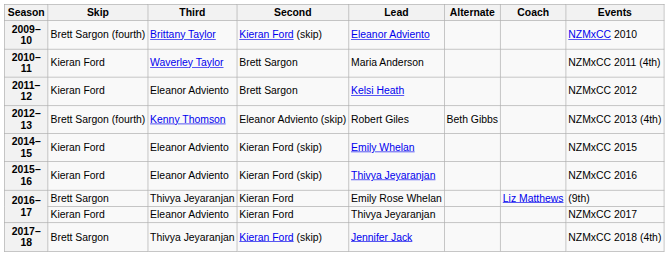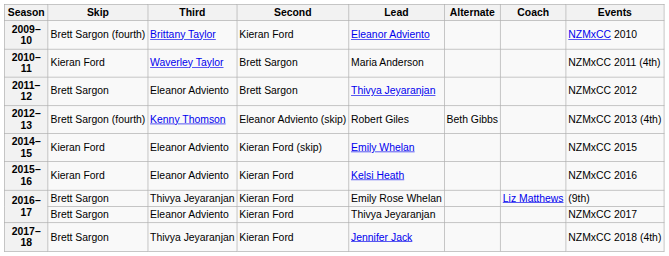(281, 35) Kieran Ford (skip) -> (266, 35) Kieran Ford
(78, 91) Kieran Ford -> (80, 91) Brett Sargon
(378, 91) Kelsi Heath -> (393, 91) Thivya Jeyaranjan
(281, 176) Kieran Ford (skip) -> (266, 176) Kieran Ford
(393, 176) Thivya Jeyaranjan -> (378, 176) Kelsi Heath
(78, 214) Kieran Ford -> (80, 214) Brett Sargon
(281, 237) Kieran Ford (skip) -> (266, 237) Kieran Ford
